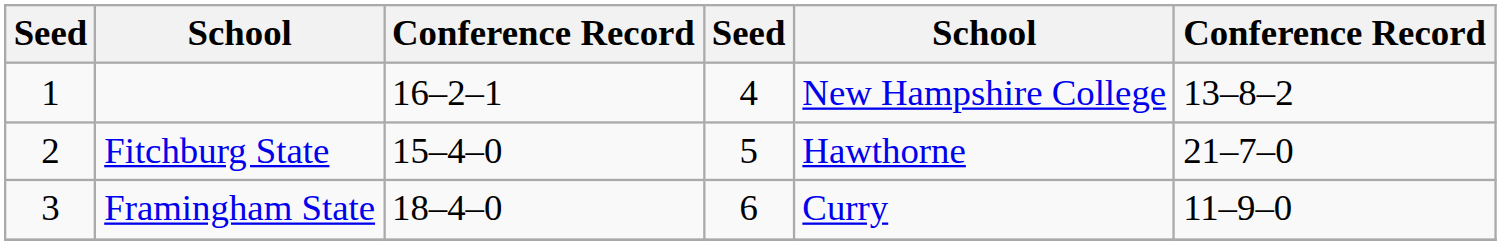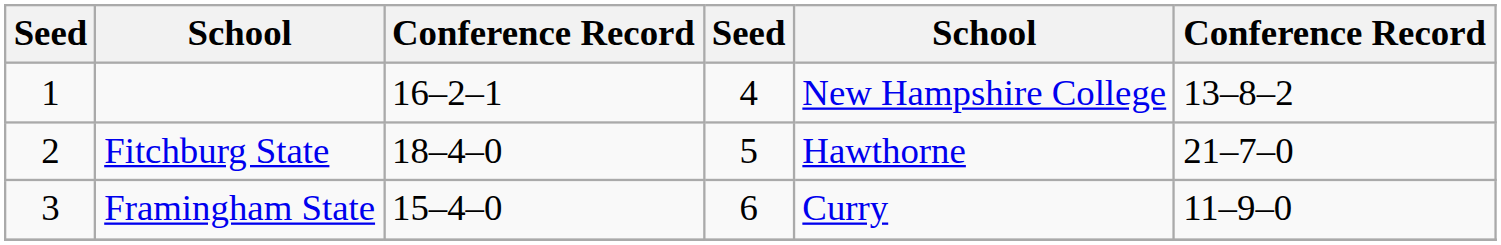(447, 150) 15–4–0 -> (447, 150) 18–4–0
(447, 208) 18–4–0 -> (447, 208) 15–4–0
